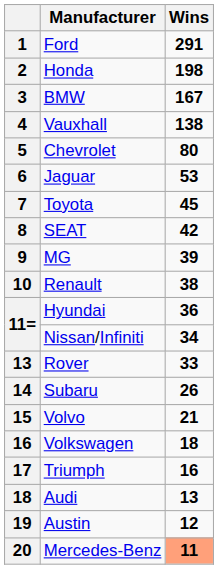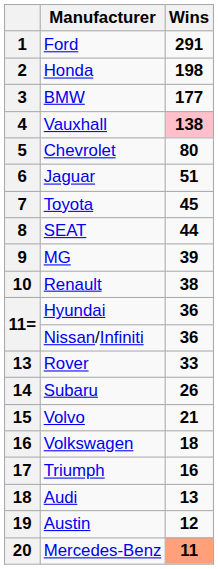(189, 97) 167 -> (189, 97) 177
(189, 124) no background -> (189, 124) pink background
(189, 177) 53 -> (189, 177) 51
(189, 230) 42 -> (189, 230) 44
(189, 337) 34 -> (189, 337) 36
